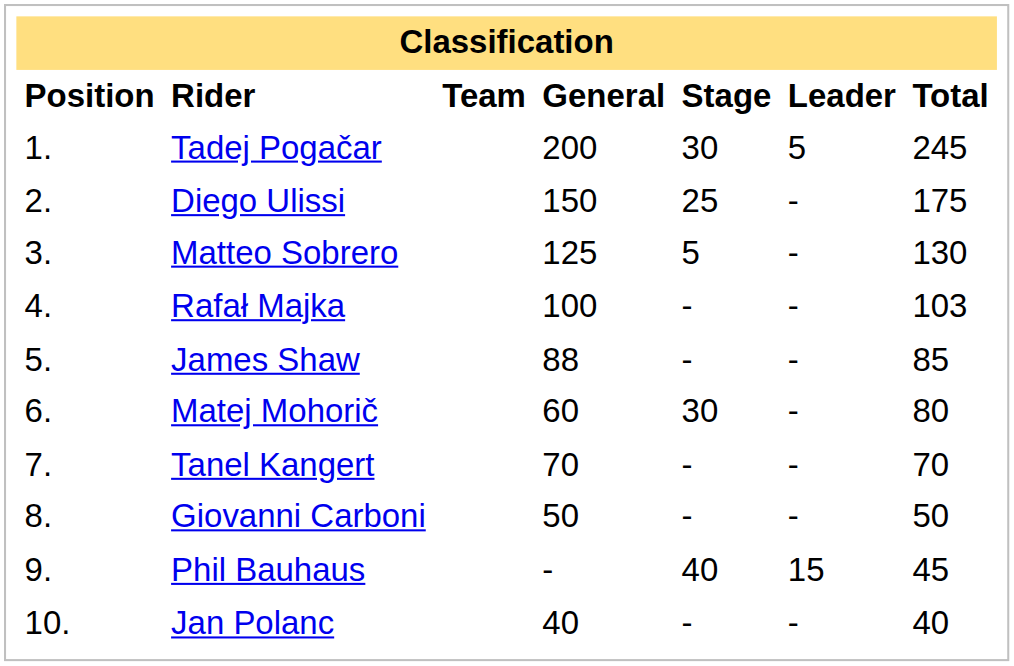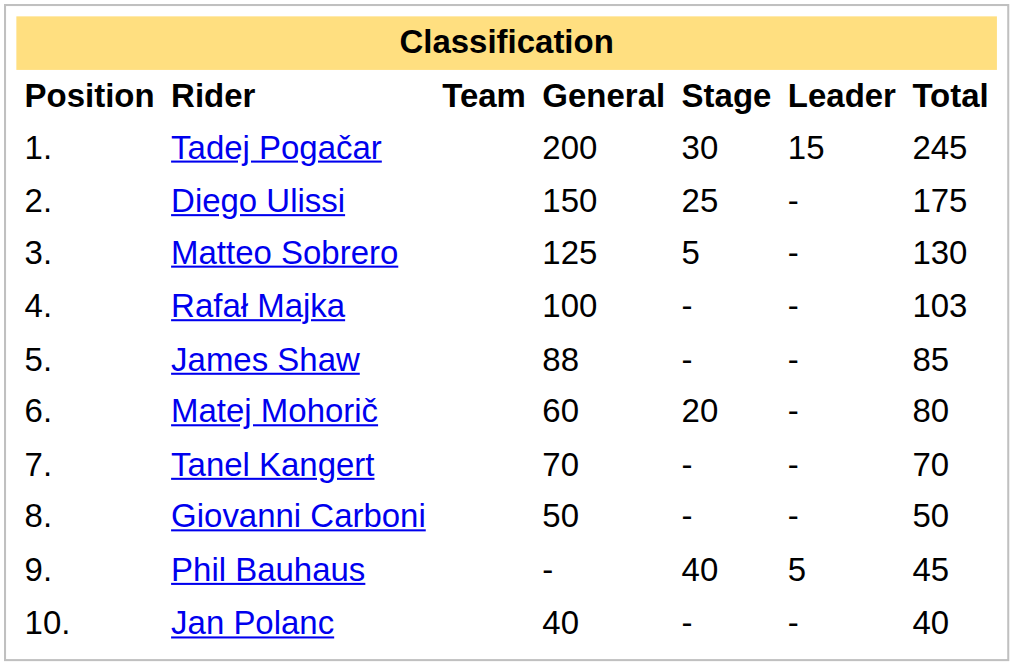(797, 148) 5 -> (806, 148) 15
(700, 411) 30 -> (700, 411) 20
(806, 569) 15 -> (797, 569) 5
